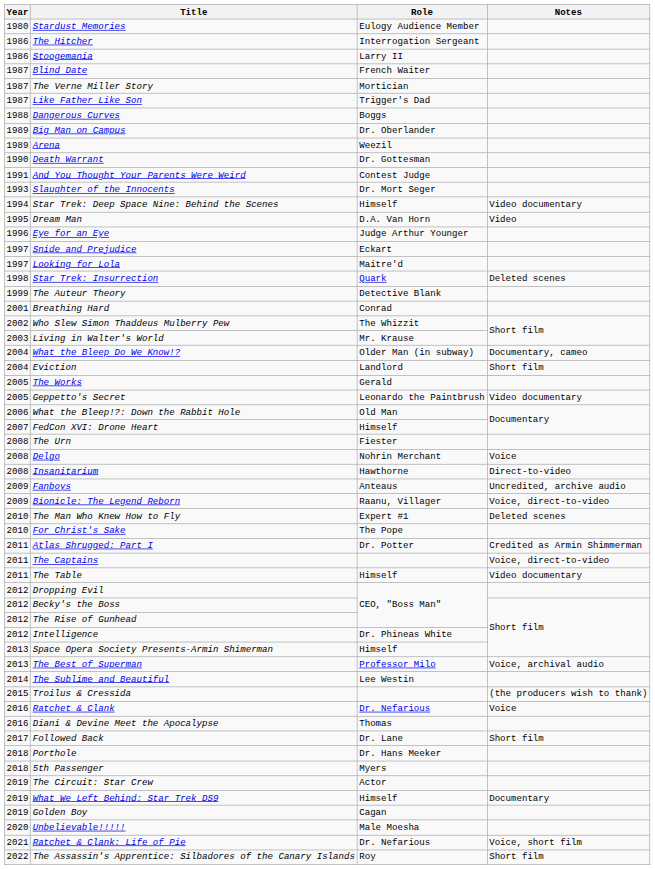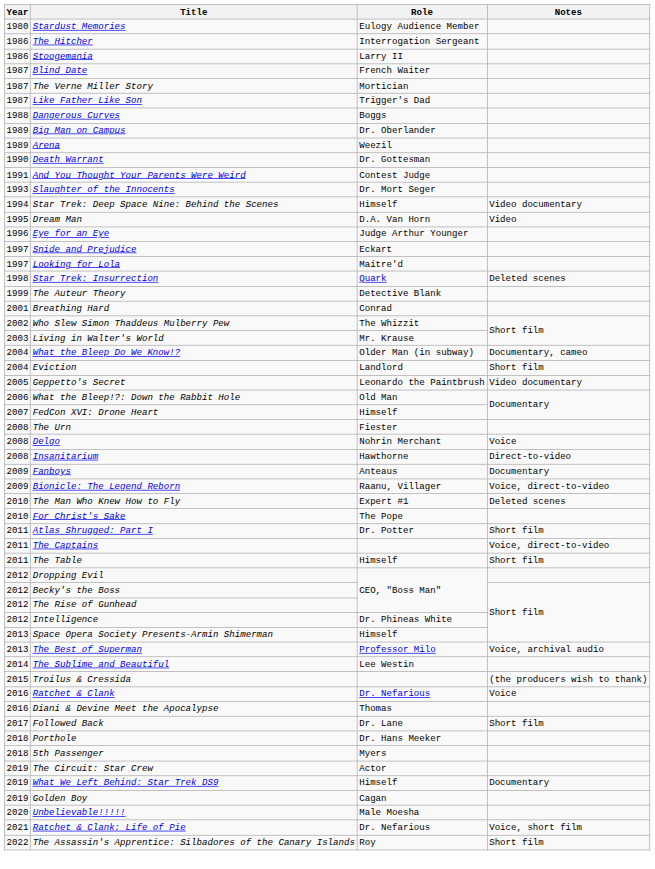- row: (57, 383)
(557, 486) Uncredited, archive audio -> (519, 472) Documentary
(566, 546) Credited as Armin Shimmerman -> (516, 531) Short film
(536, 575) Video documentary -> (516, 561) Short film
